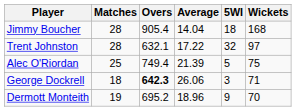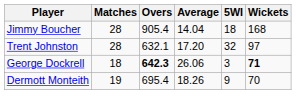(191, 47) 17.22 -> (191, 47) 17.20
- row: (43, 64)
(254, 81) normal -> (254, 64) bold
(155, 98) 695.2 -> (155, 81) 695.4
(191, 98) 18.96 -> (191, 81) 18.26
